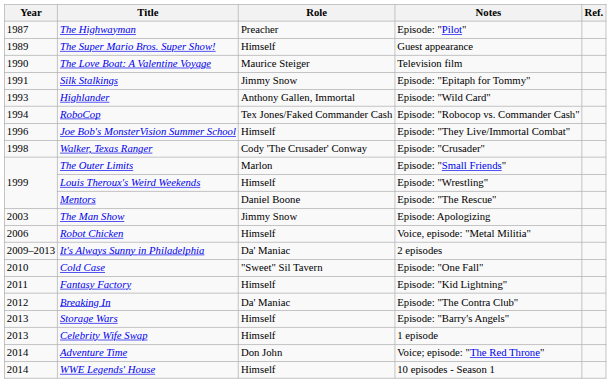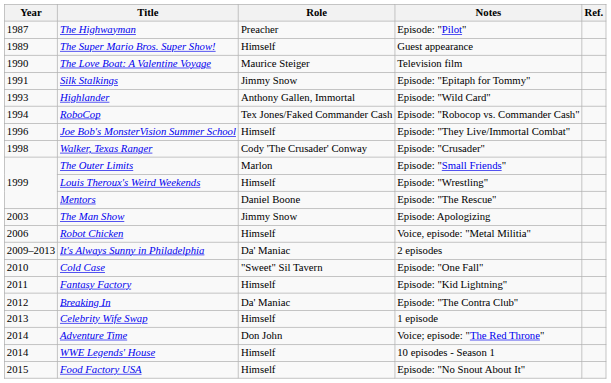- row: (89, 319)
+ row: (101, 370)
